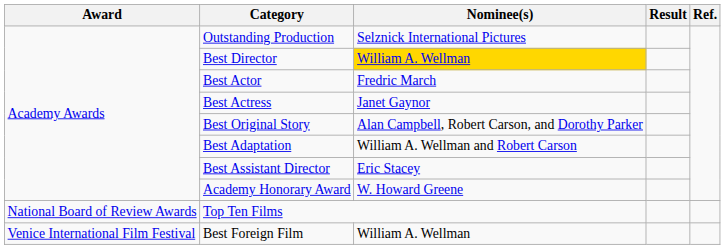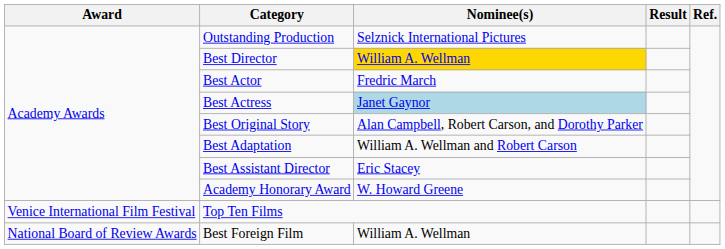(394, 102) no background -> (394, 102) lightblue background
(102, 211) National Board of Review Awards -> (101, 211) Venice International Film Festival
(101, 233) Venice International Film Festival -> (102, 233) National Board of Review Awards
